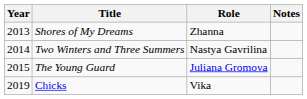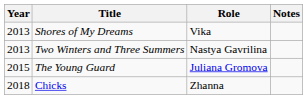(207, 31) Zhanna -> (200, 31) Vika
(18, 49) 2014 -> (18, 49) 2013
(18, 85) 2019 -> (18, 85) 2018
(200, 85) Vika -> (207, 85) Zhanna
